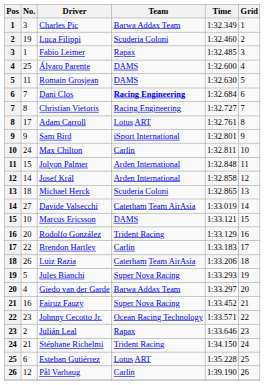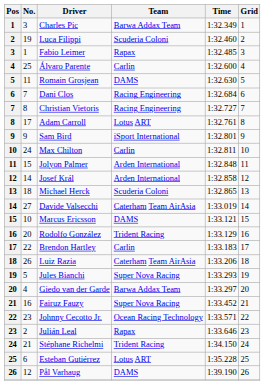(126, 66) DAMS -> (124, 66) Carlin
(149, 94) bold -> (147, 94) normal
(124, 372) Carlin -> (126, 372) DAMS
